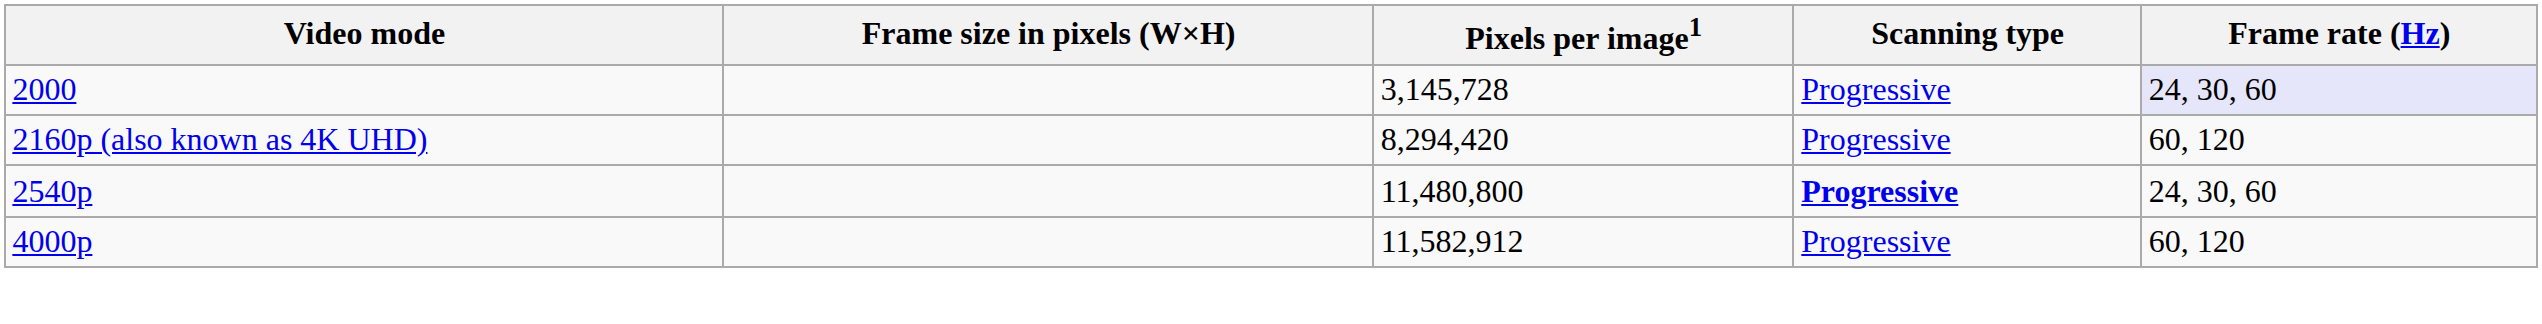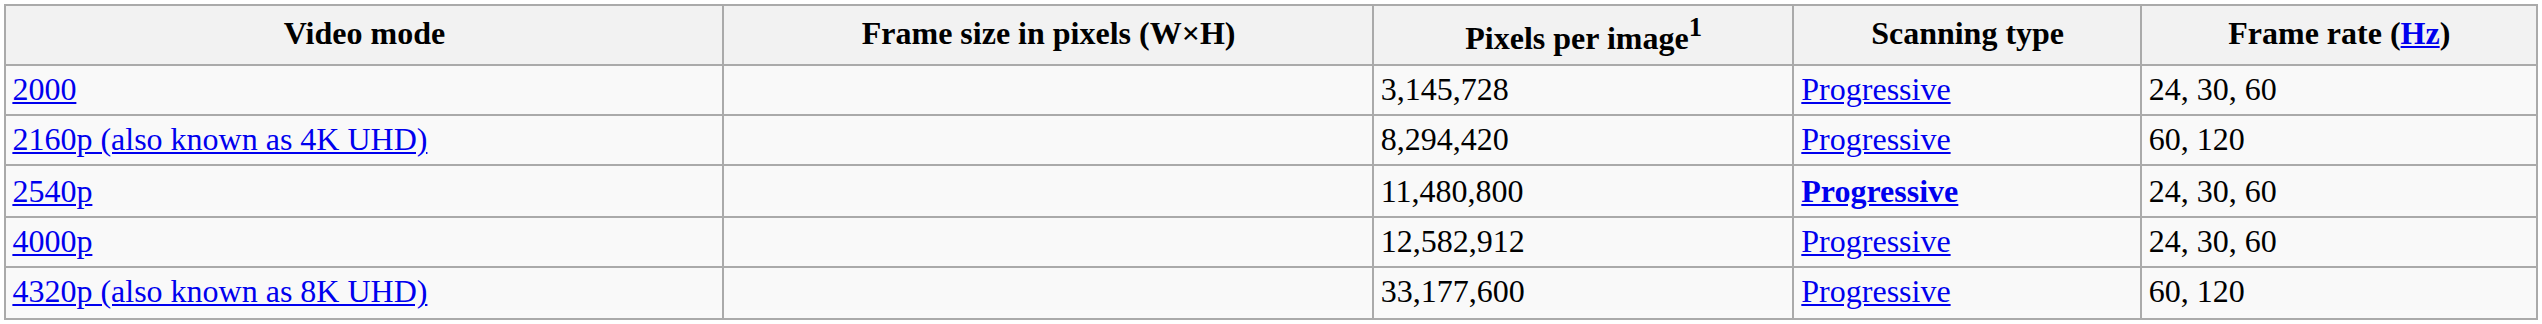(2213, 89) lavender background -> (2213, 89) no background
(1452, 241) 11,582,912 -> (1453, 241) 12,582,912
(2197, 241) 60, 120 -> (2213, 241) 24, 30, 60
+ row: (220, 292)
